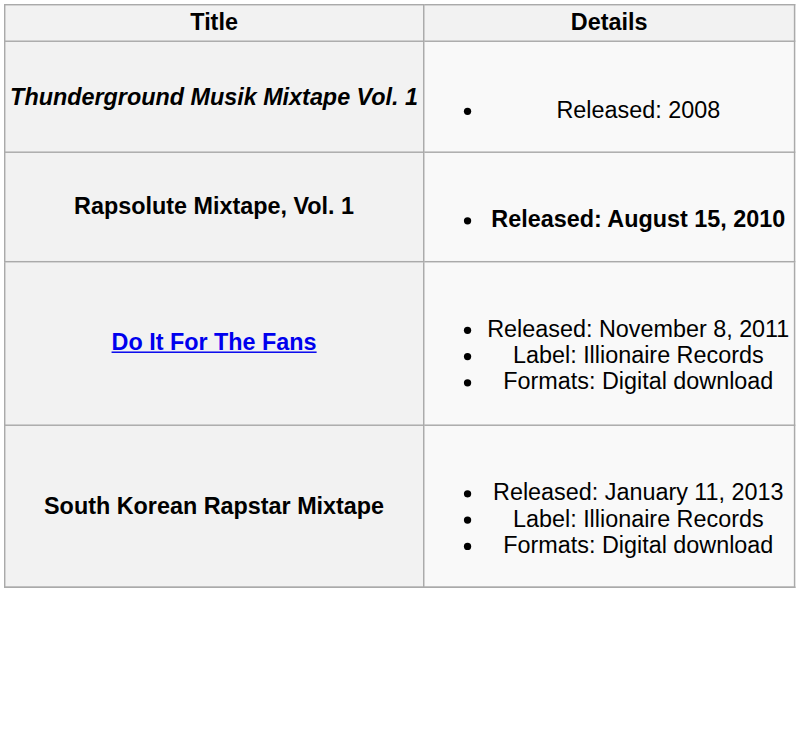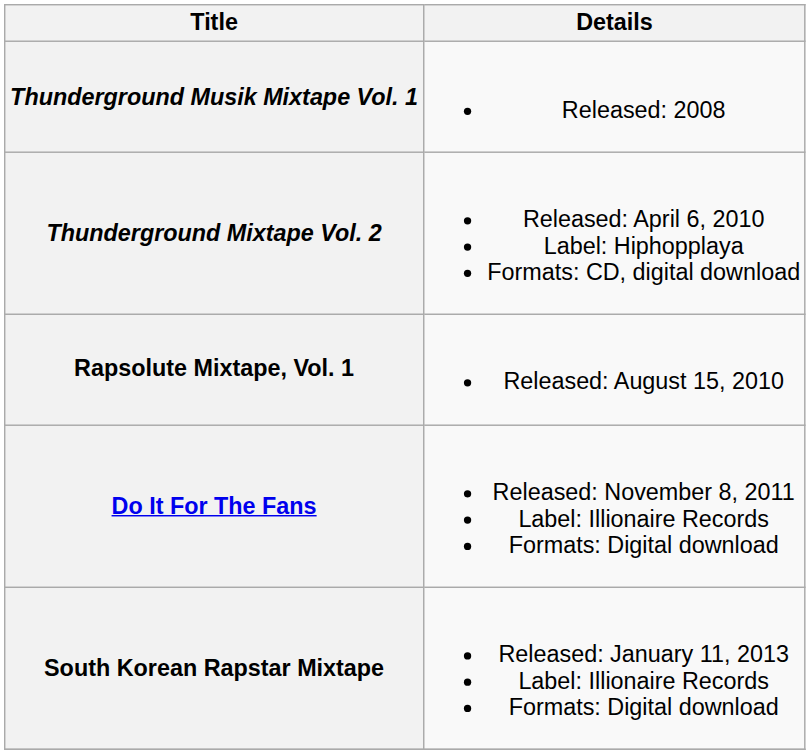+ row: (214, 232)
(609, 220) bold -> (614, 383) normal
